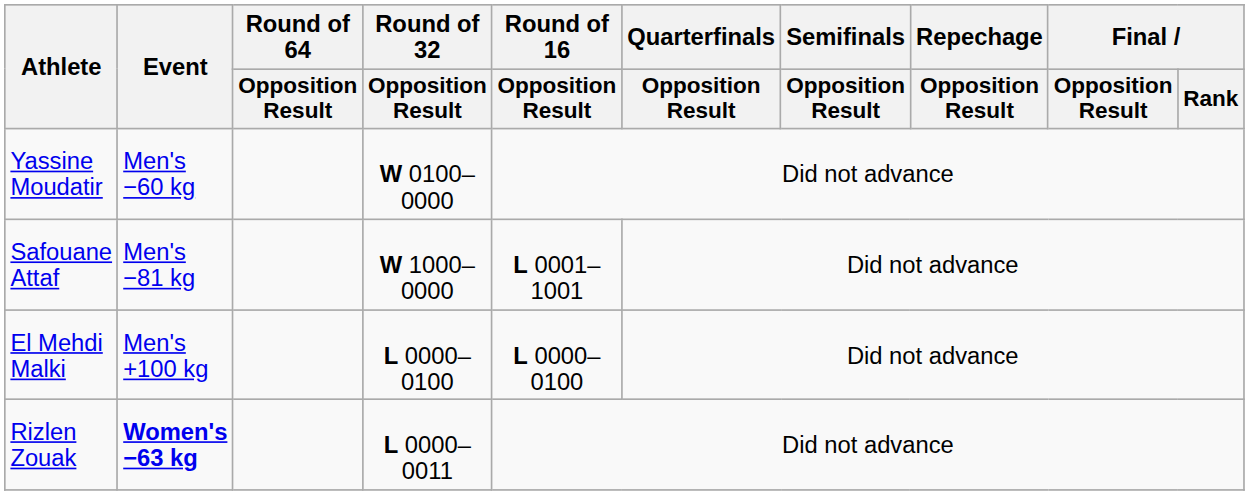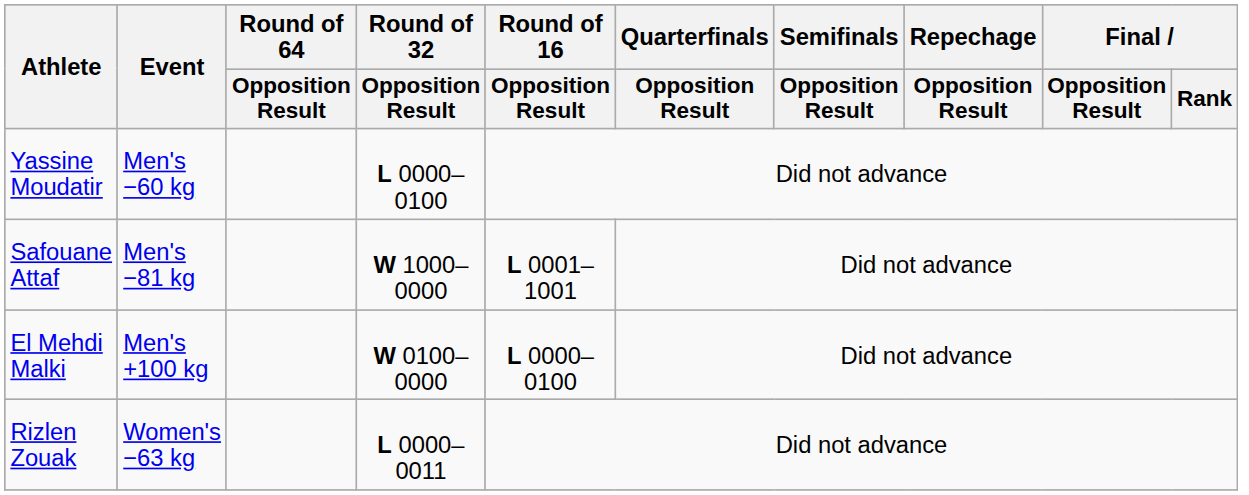(427, 188) W 0100–0000 -> (421, 188) L 0000–0100
(427, 368) L 0000–0100 -> (421, 368) W 0100–0000
(175, 446) bold -> (172, 446) normal
